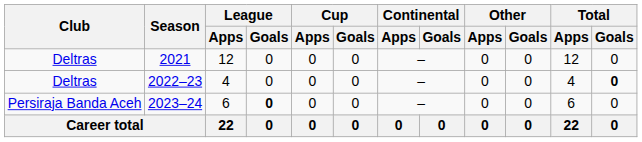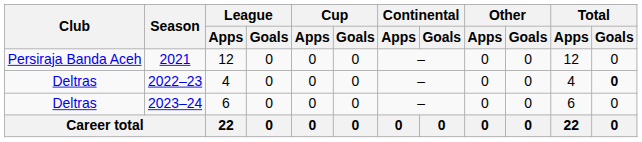(75, 59) Deltras -> (75, 59) Persiraja Banda Aceh
(75, 103) Persiraja Banda Aceh -> (75, 103) Deltras
(269, 103) bold -> (269, 103) normal
